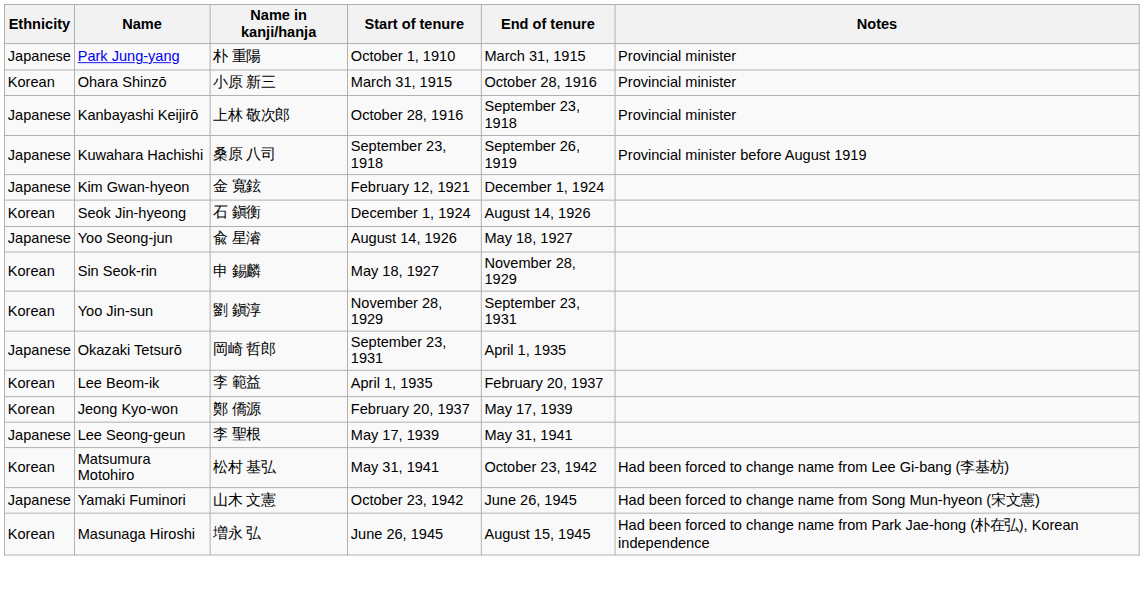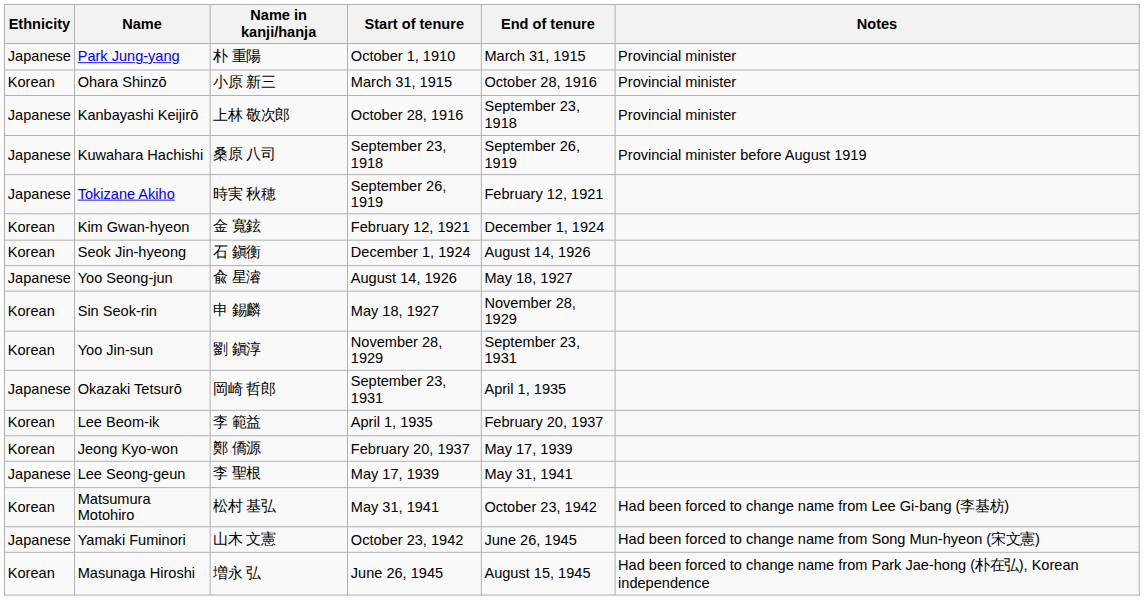+ row: (126, 194)
(39, 187) Japanese -> (31, 226) Korean
